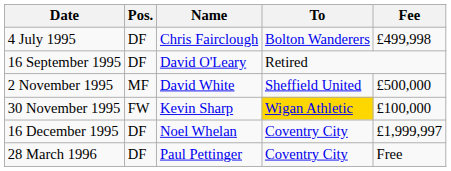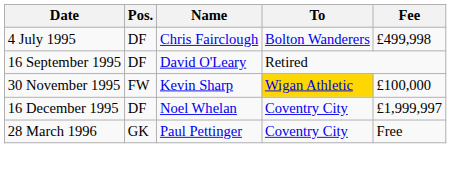- row: (60, 85)
(137, 154) DF -> (138, 131) GK
